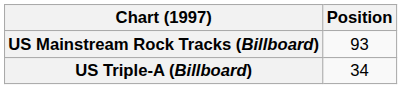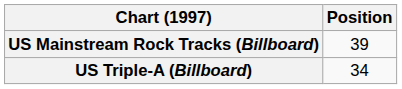(360, 44) 93 -> (360, 44) 39
